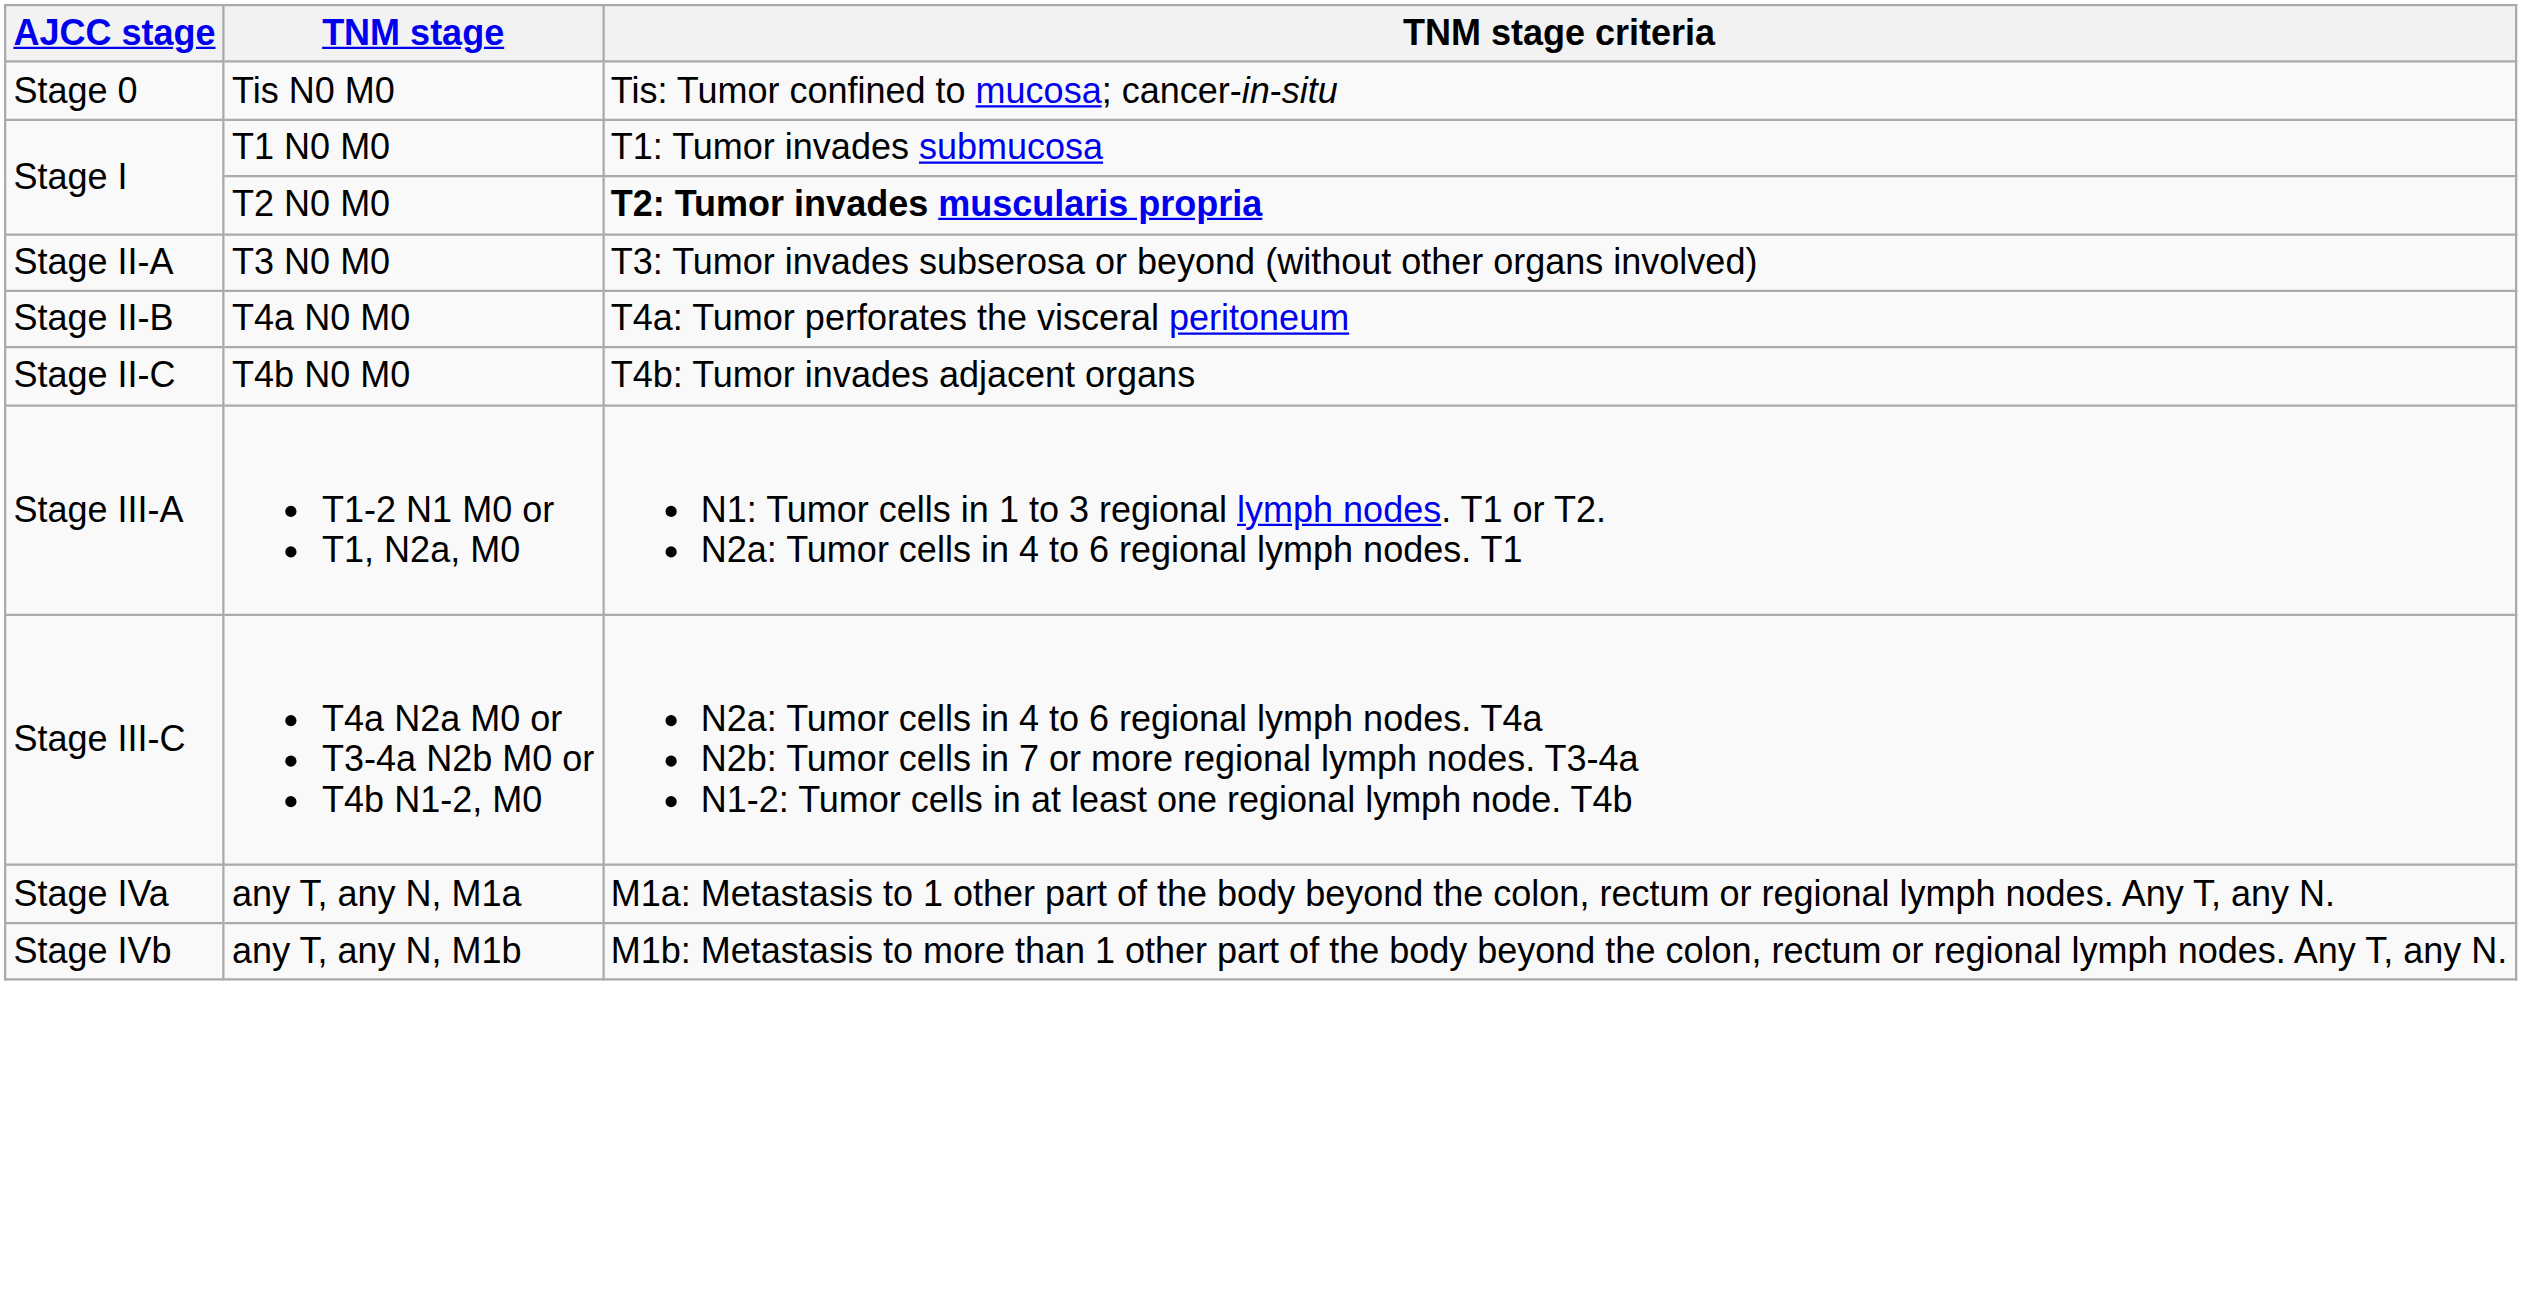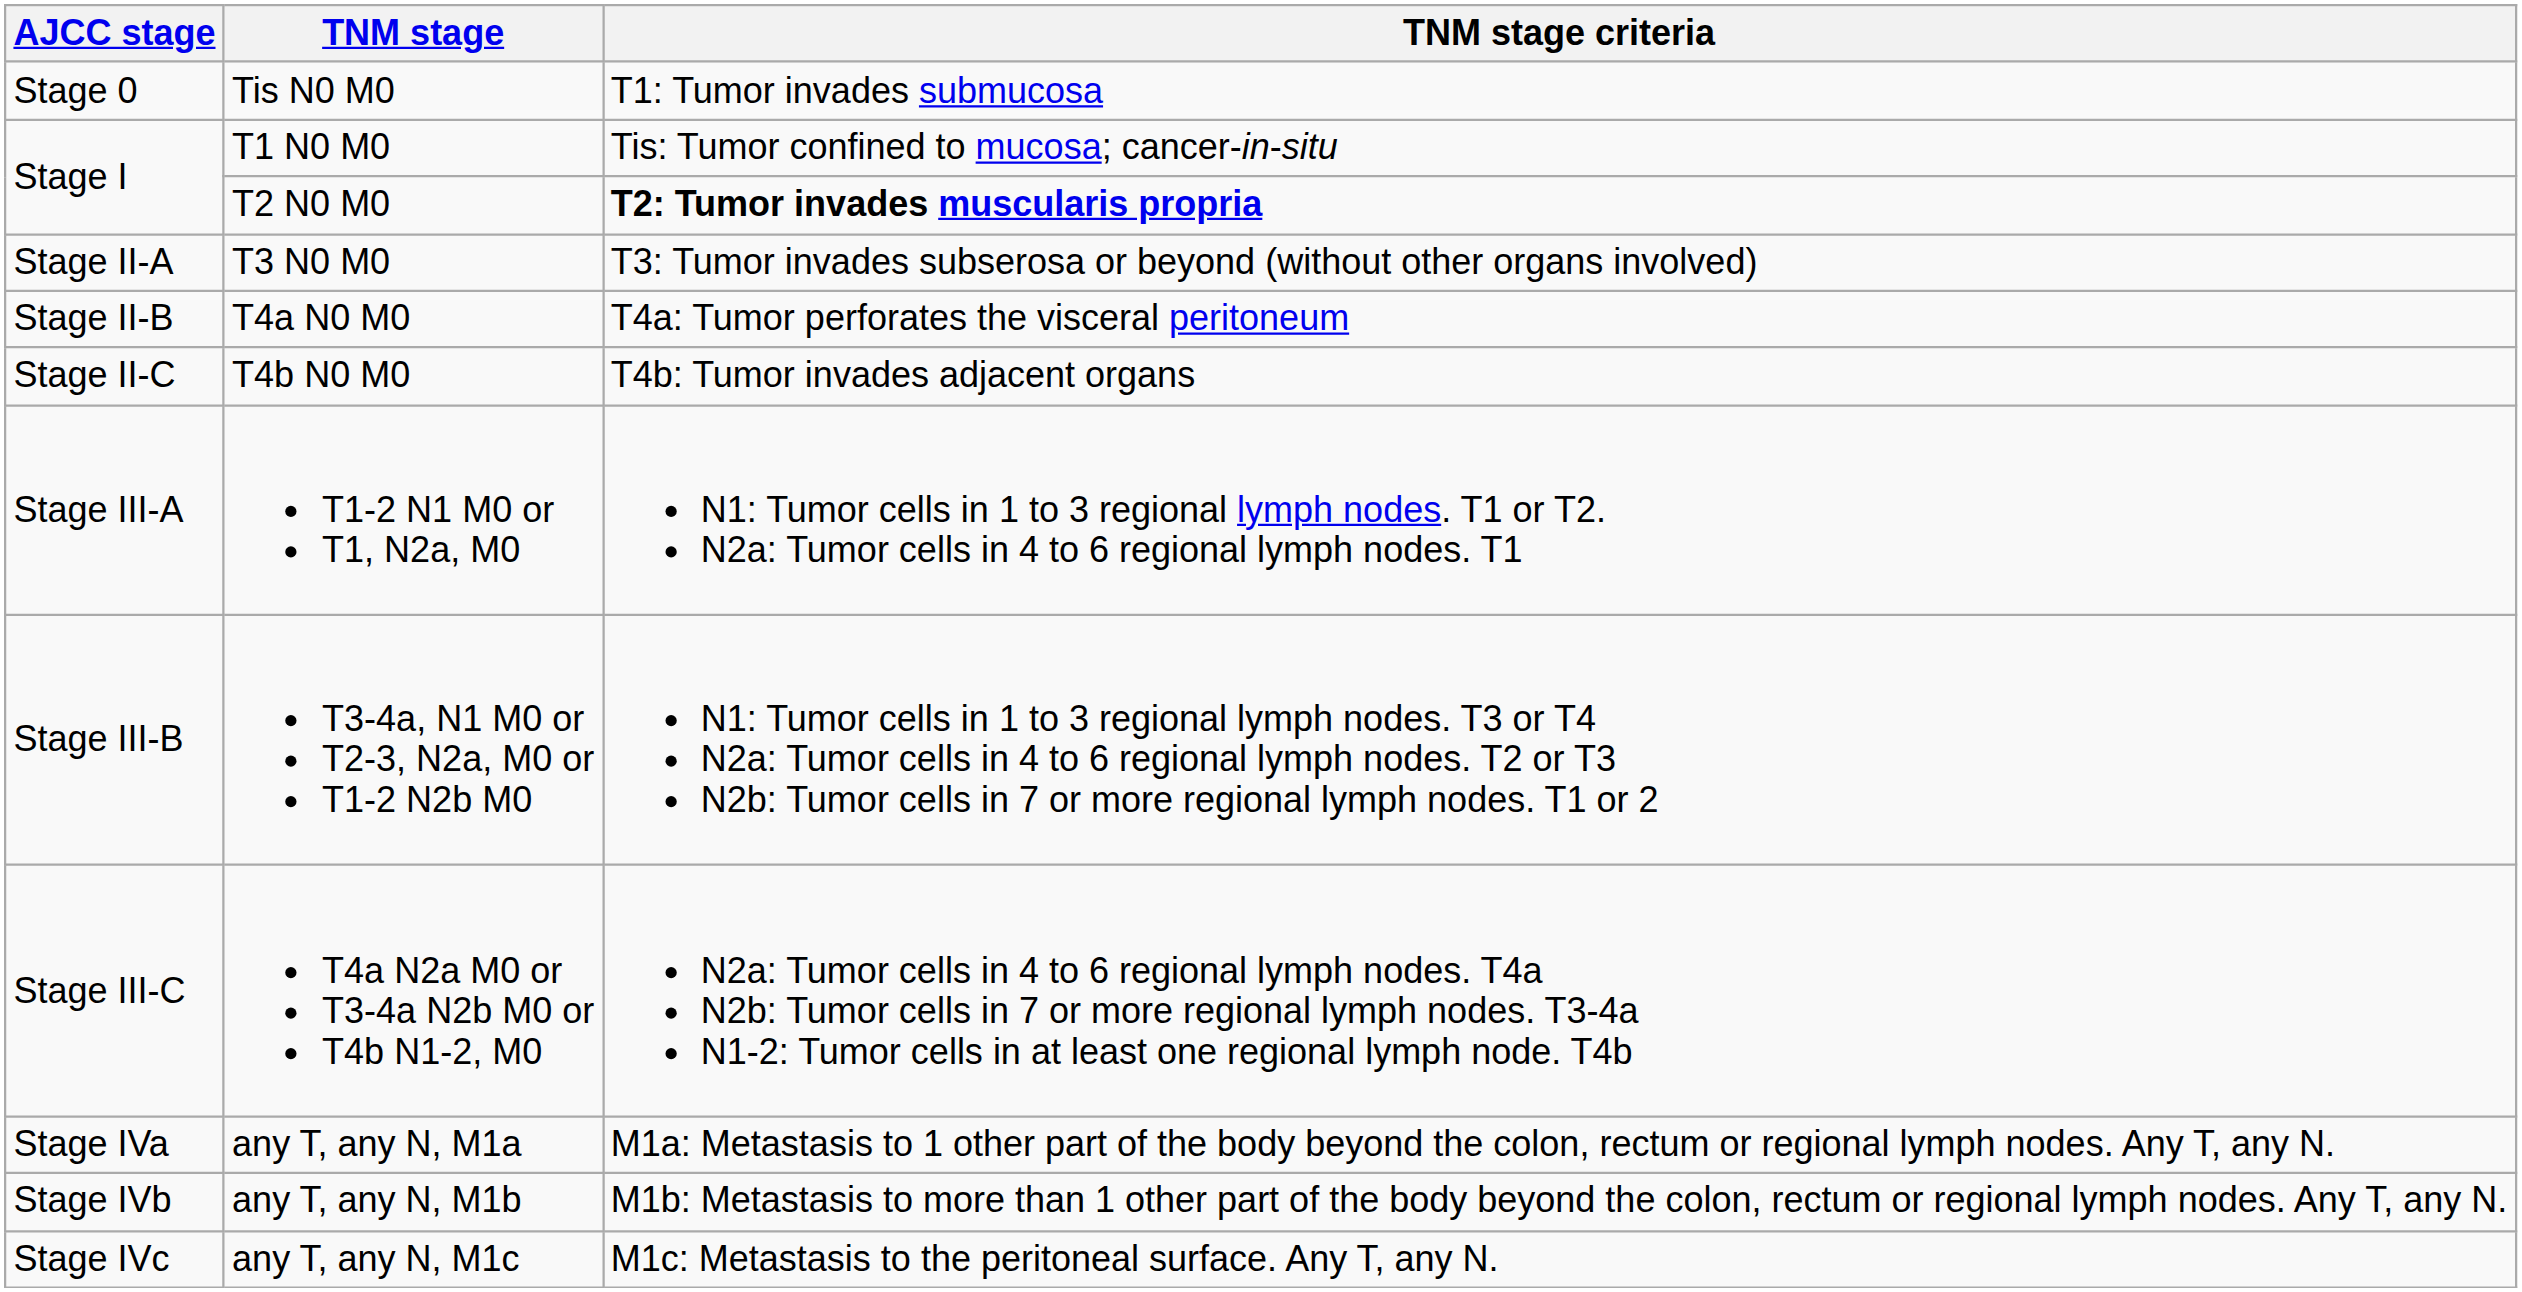(974, 90) Tis: Tumor confined to mucosa; cancer-in-situ -> (857, 90) T1: Tumor invades submucosa
(857, 147) T1: Tumor invades submucosa -> (974, 147) Tis: Tumor confined to mucosa; cancer-in-situ
+ row: (413, 760)
+ row: (376, 1258)
